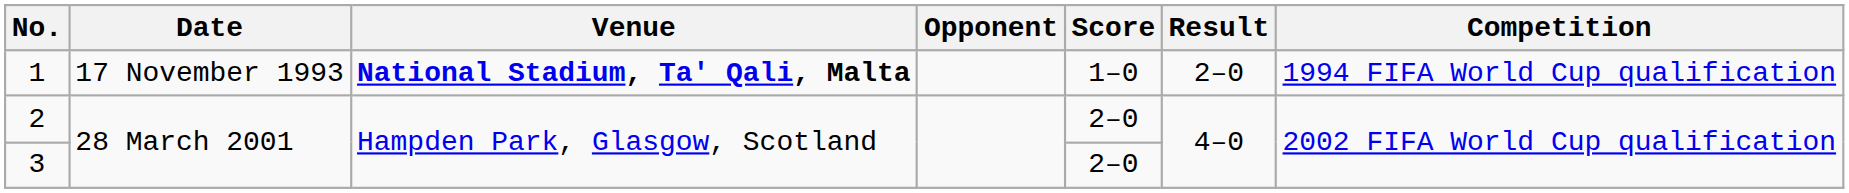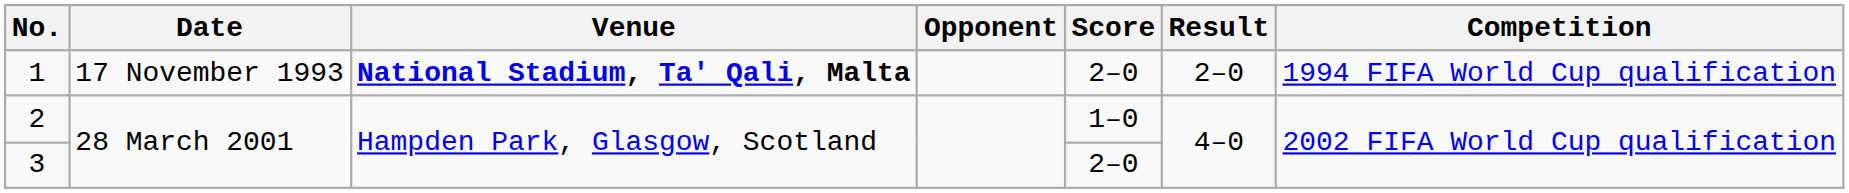(1113, 73) 1–0 -> (1113, 73) 2–0
(1113, 119) 2–0 -> (1113, 119) 1–0
